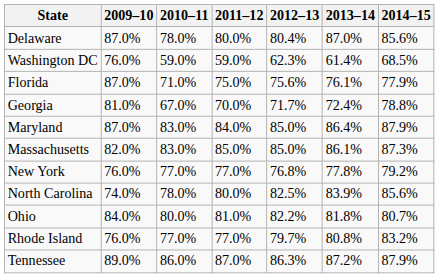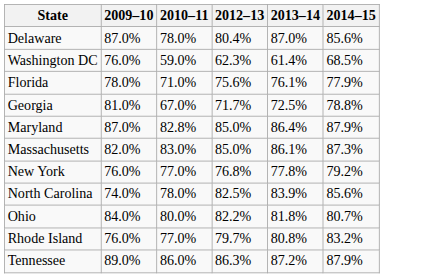- column: (239, 15)
(122, 82) 87.0% -> (122, 82) 78.0%
(344, 104) 72.4% -> (289, 104) 72.5%
(178, 127) 83.0% -> (178, 127) 82.8%
